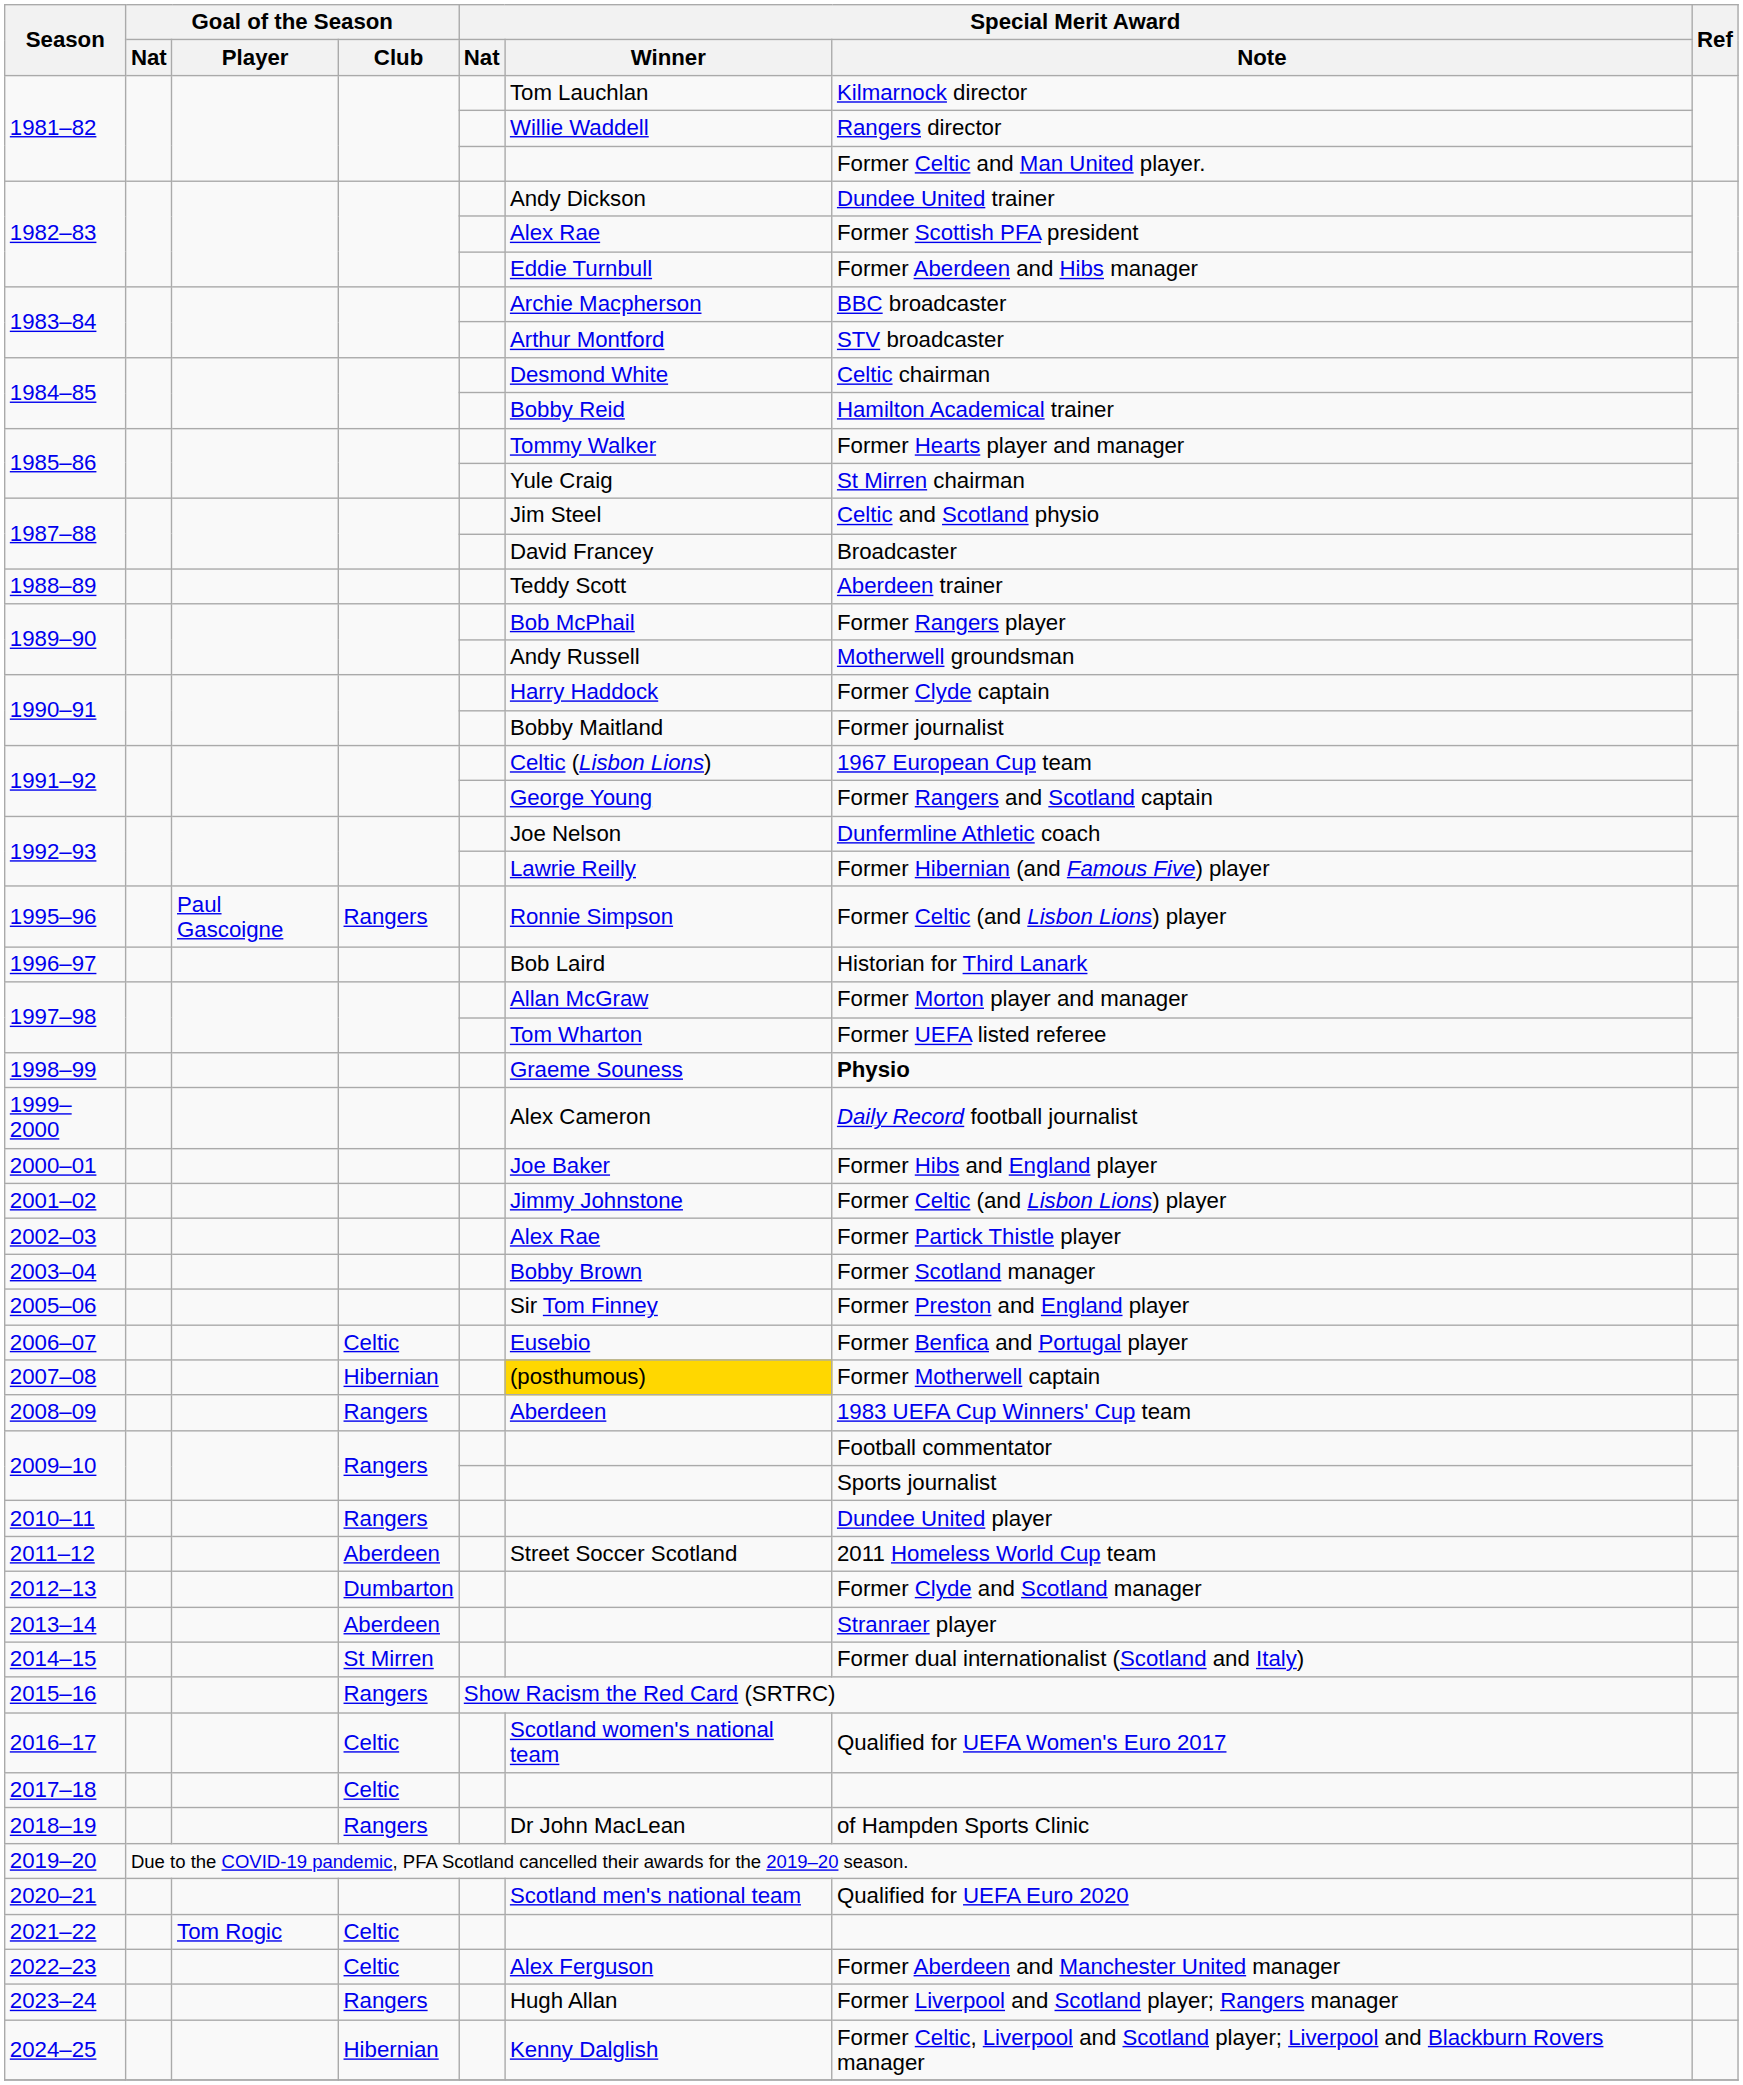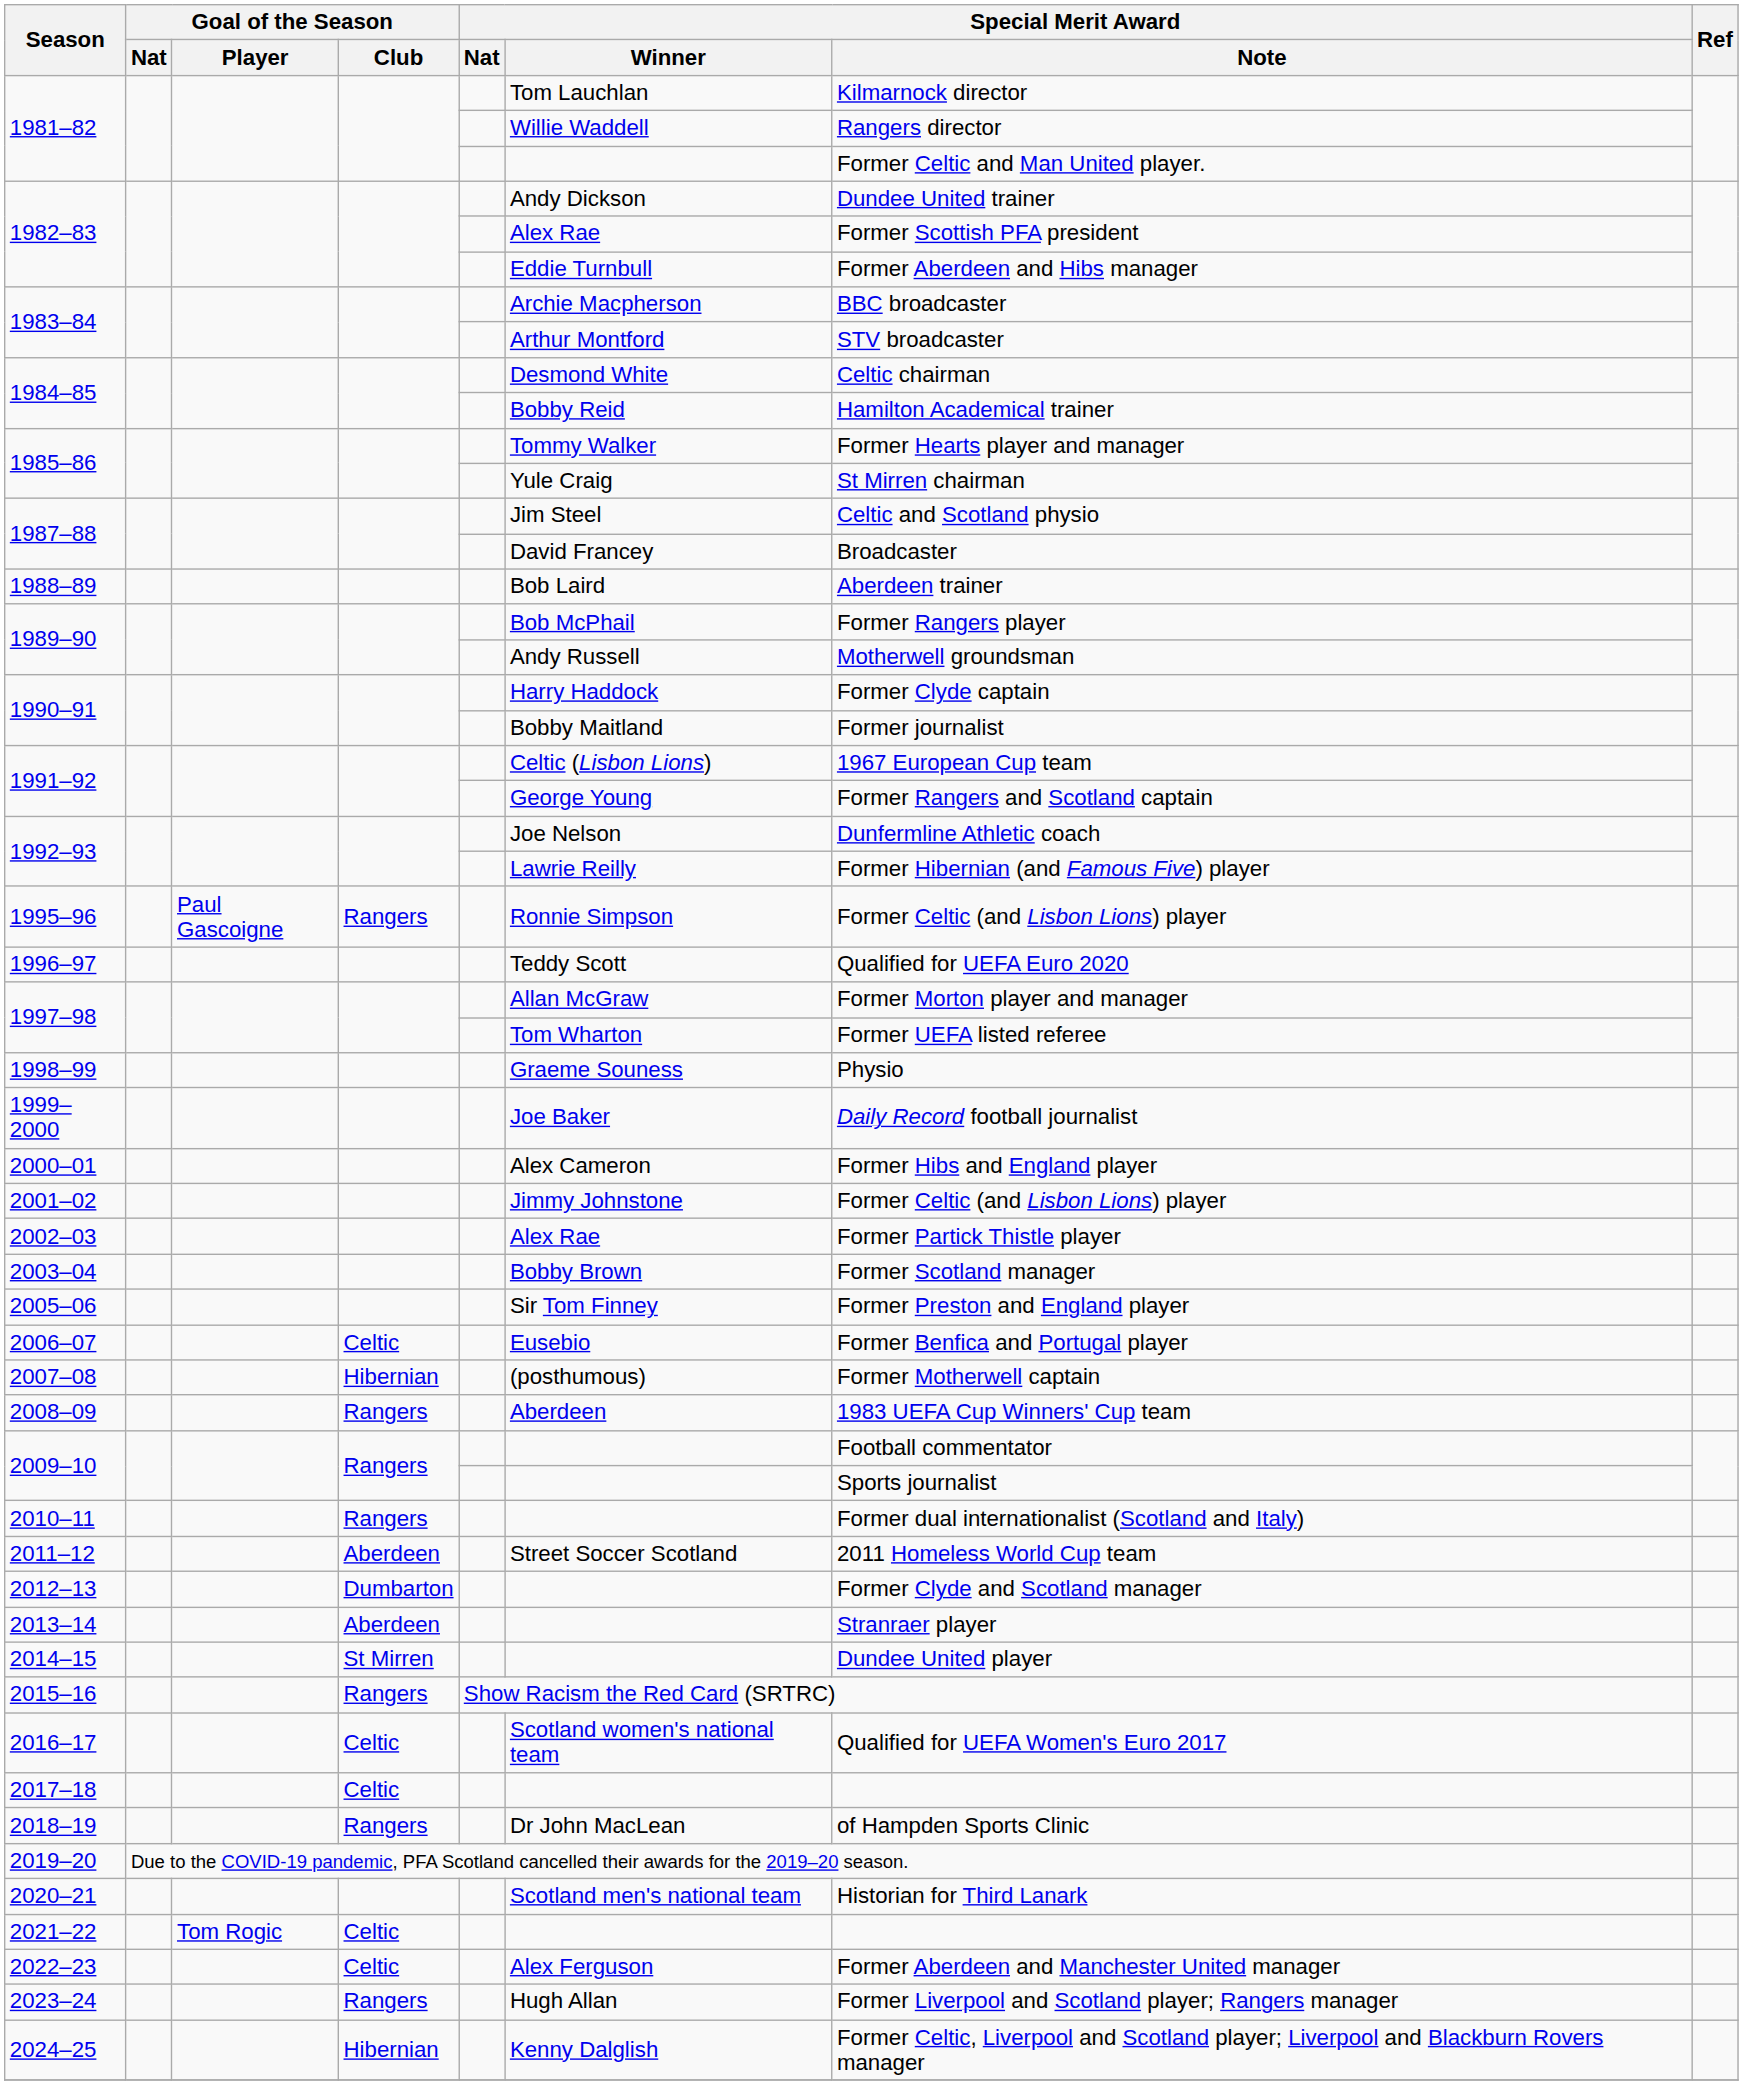(568, 586) Teddy Scott -> (558, 586) Bob Laird
(558, 964) Bob Laird -> (568, 964) Teddy Scott
(962, 964) Historian for Third Lanark -> (983, 964) Qualified for UEFA Euro 2020
(873, 1070) bold -> (870, 1070) normal
(580, 1117) Alex Cameron -> (560, 1117) Joe Baker
(560, 1165) Joe Baker -> (580, 1165) Alex Cameron
(578, 1377) gold background -> (578, 1377) no background
(945, 1518) Dundee United player -> (1071, 1518) Former dual internationalist (Scotland and Italy)
(1071, 1659) Former dual internationalist (Scotland and Italy) -> (945, 1659) Dundee United player
(983, 1896) Qualified for UEFA Euro 2020 -> (962, 1896) Historian for Third Lanark
